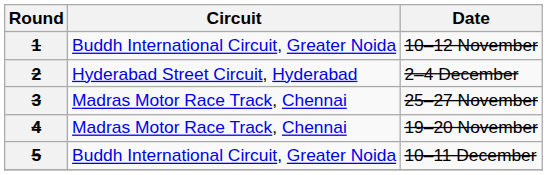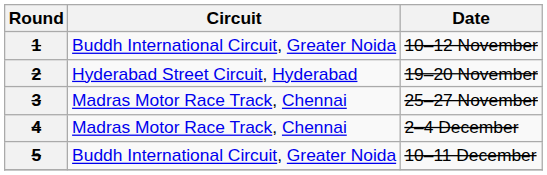(461, 73) 2–4 December -> (471, 73) 19–20 November
(471, 128) 19–20 November -> (461, 128) 2–4 December
